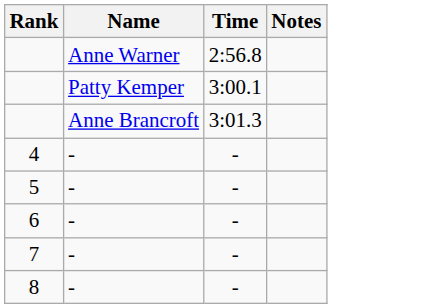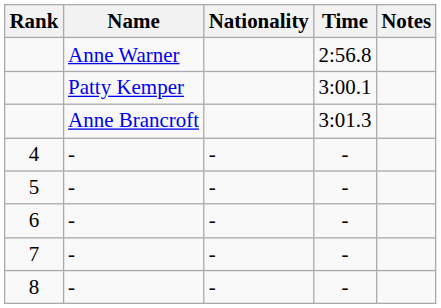+ column: (259, 21)
